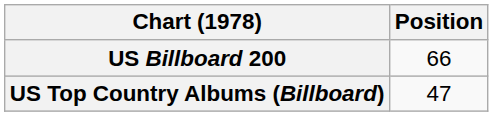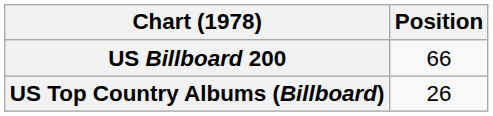(439, 93) 47 -> (439, 93) 26
